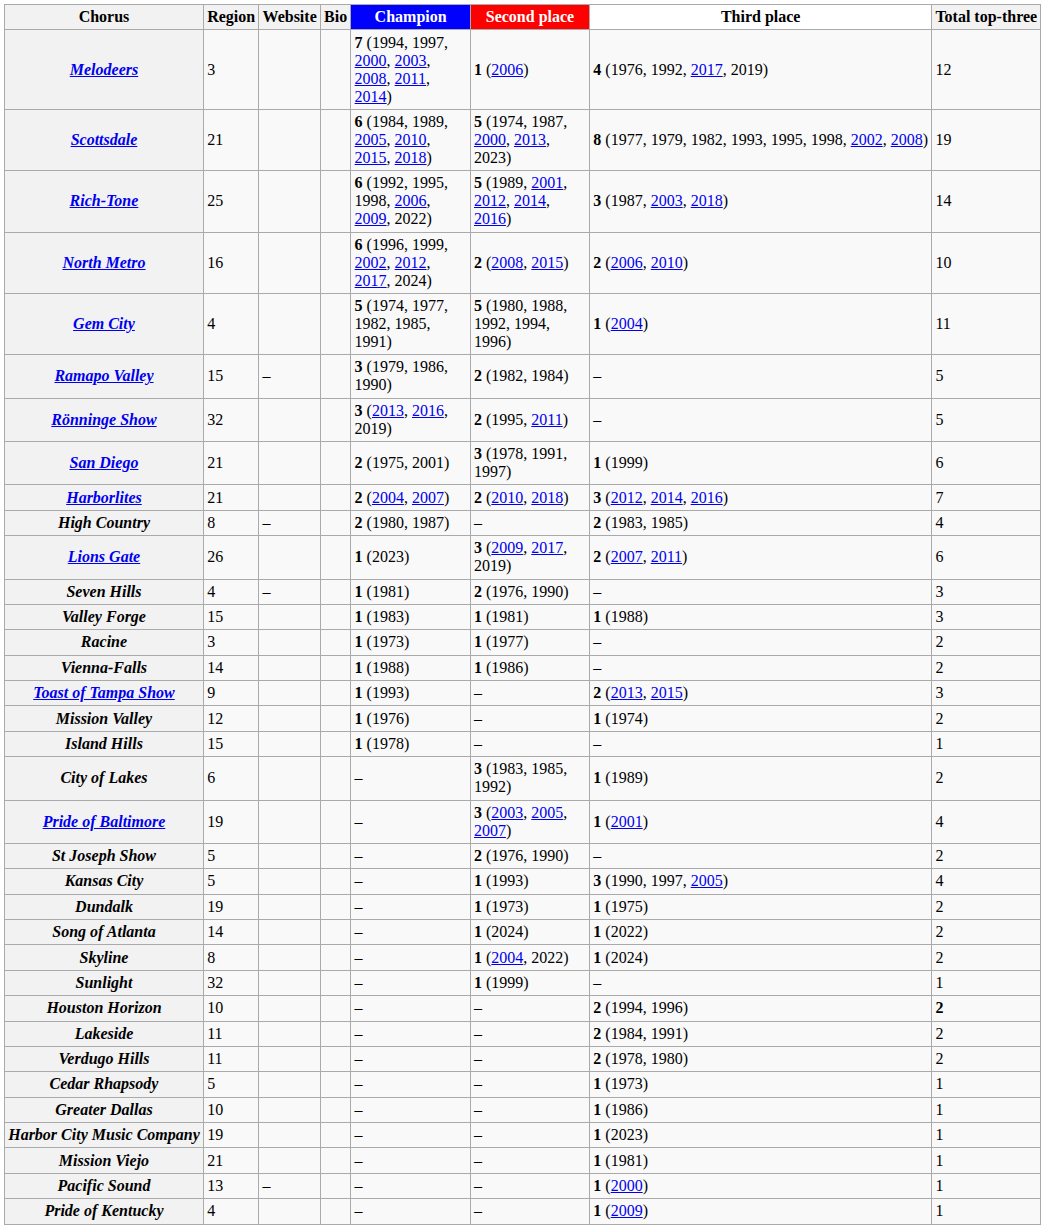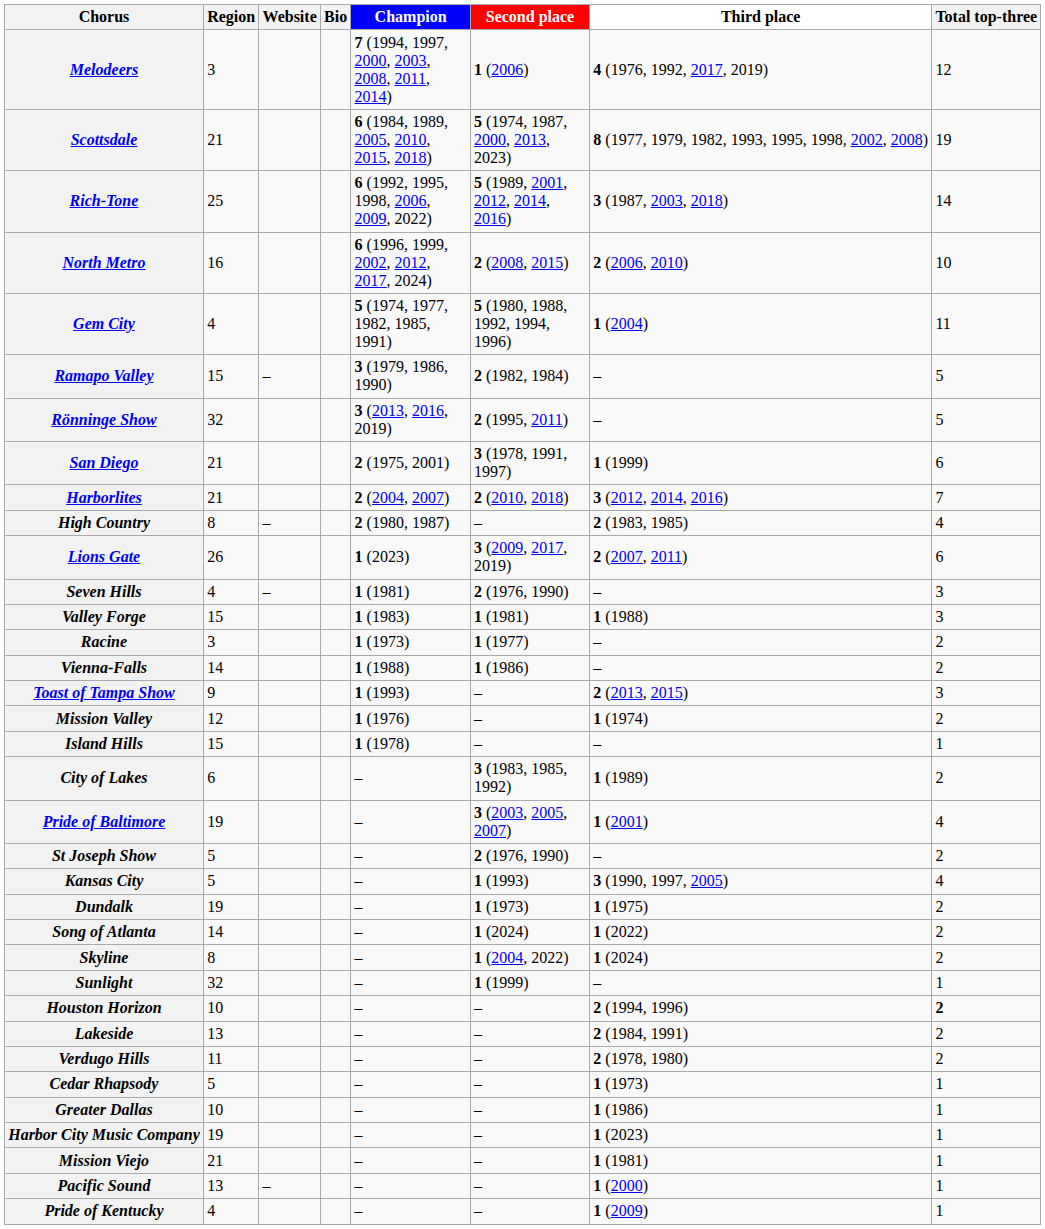(215, 1033) 11 -> (215, 1033) 13
